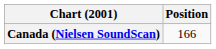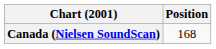(187, 33) 166 -> (187, 33) 168
